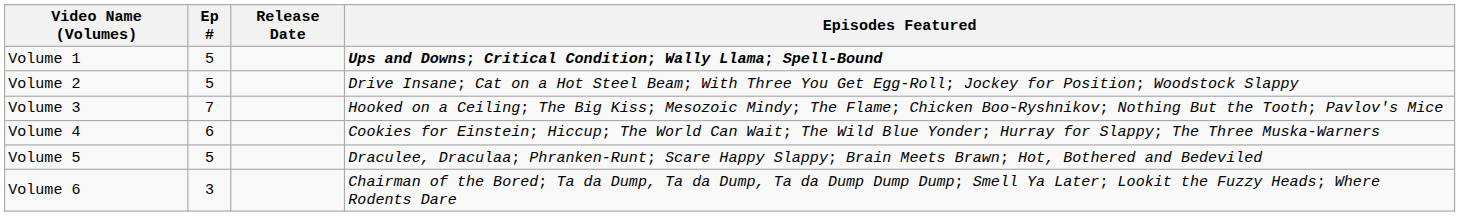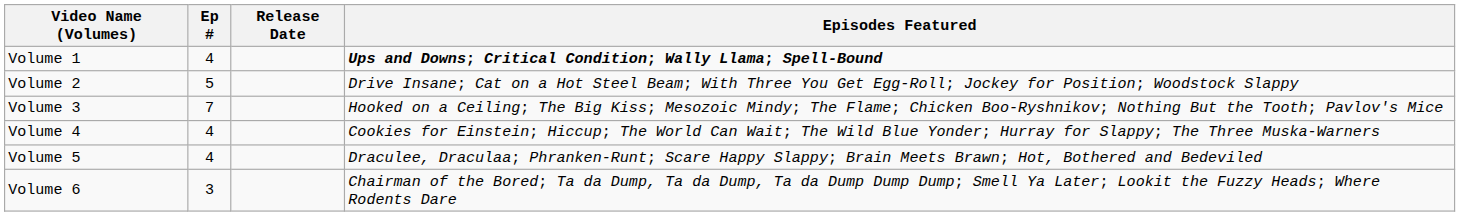(210, 59) 5 -> (210, 59) 4
(210, 133) 6 -> (210, 133) 4
(210, 157) 5 -> (210, 157) 4
